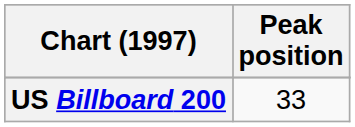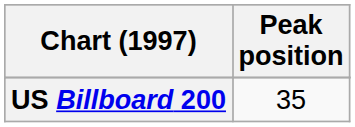(291, 99) 33 -> (291, 99) 35
